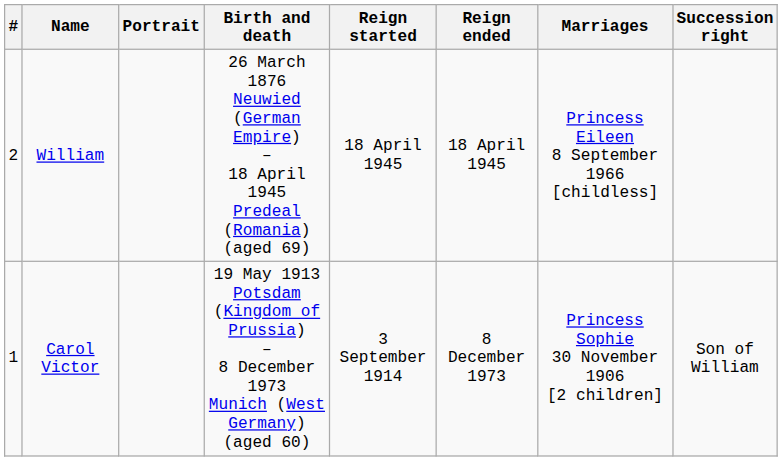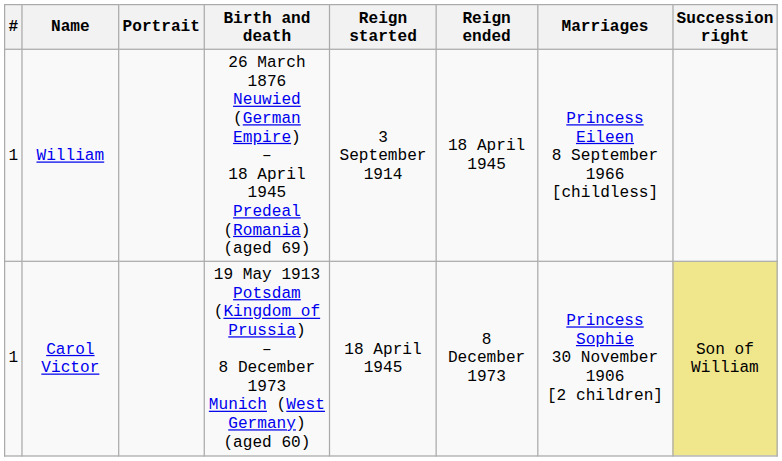(13, 156) 2 -> (13, 156) 1
(383, 156) 18 April 1945 -> (383, 156) 3 September 1914
(383, 359) 3 September 1914 -> (383, 359) 18 April 1945
(725, 359) no background -> (725, 359) khaki background
